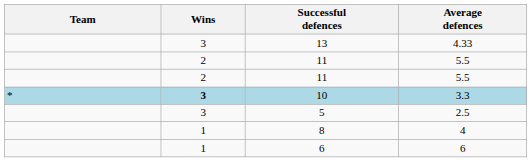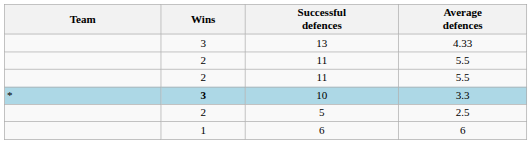(203, 113) 3 -> (203, 113) 2
- row: (322, 130)
